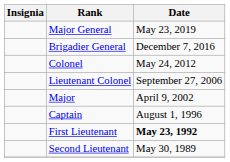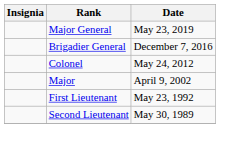- row: (90, 81)
- row: (65, 115)
(167, 132) bold -> (164, 98) normal
